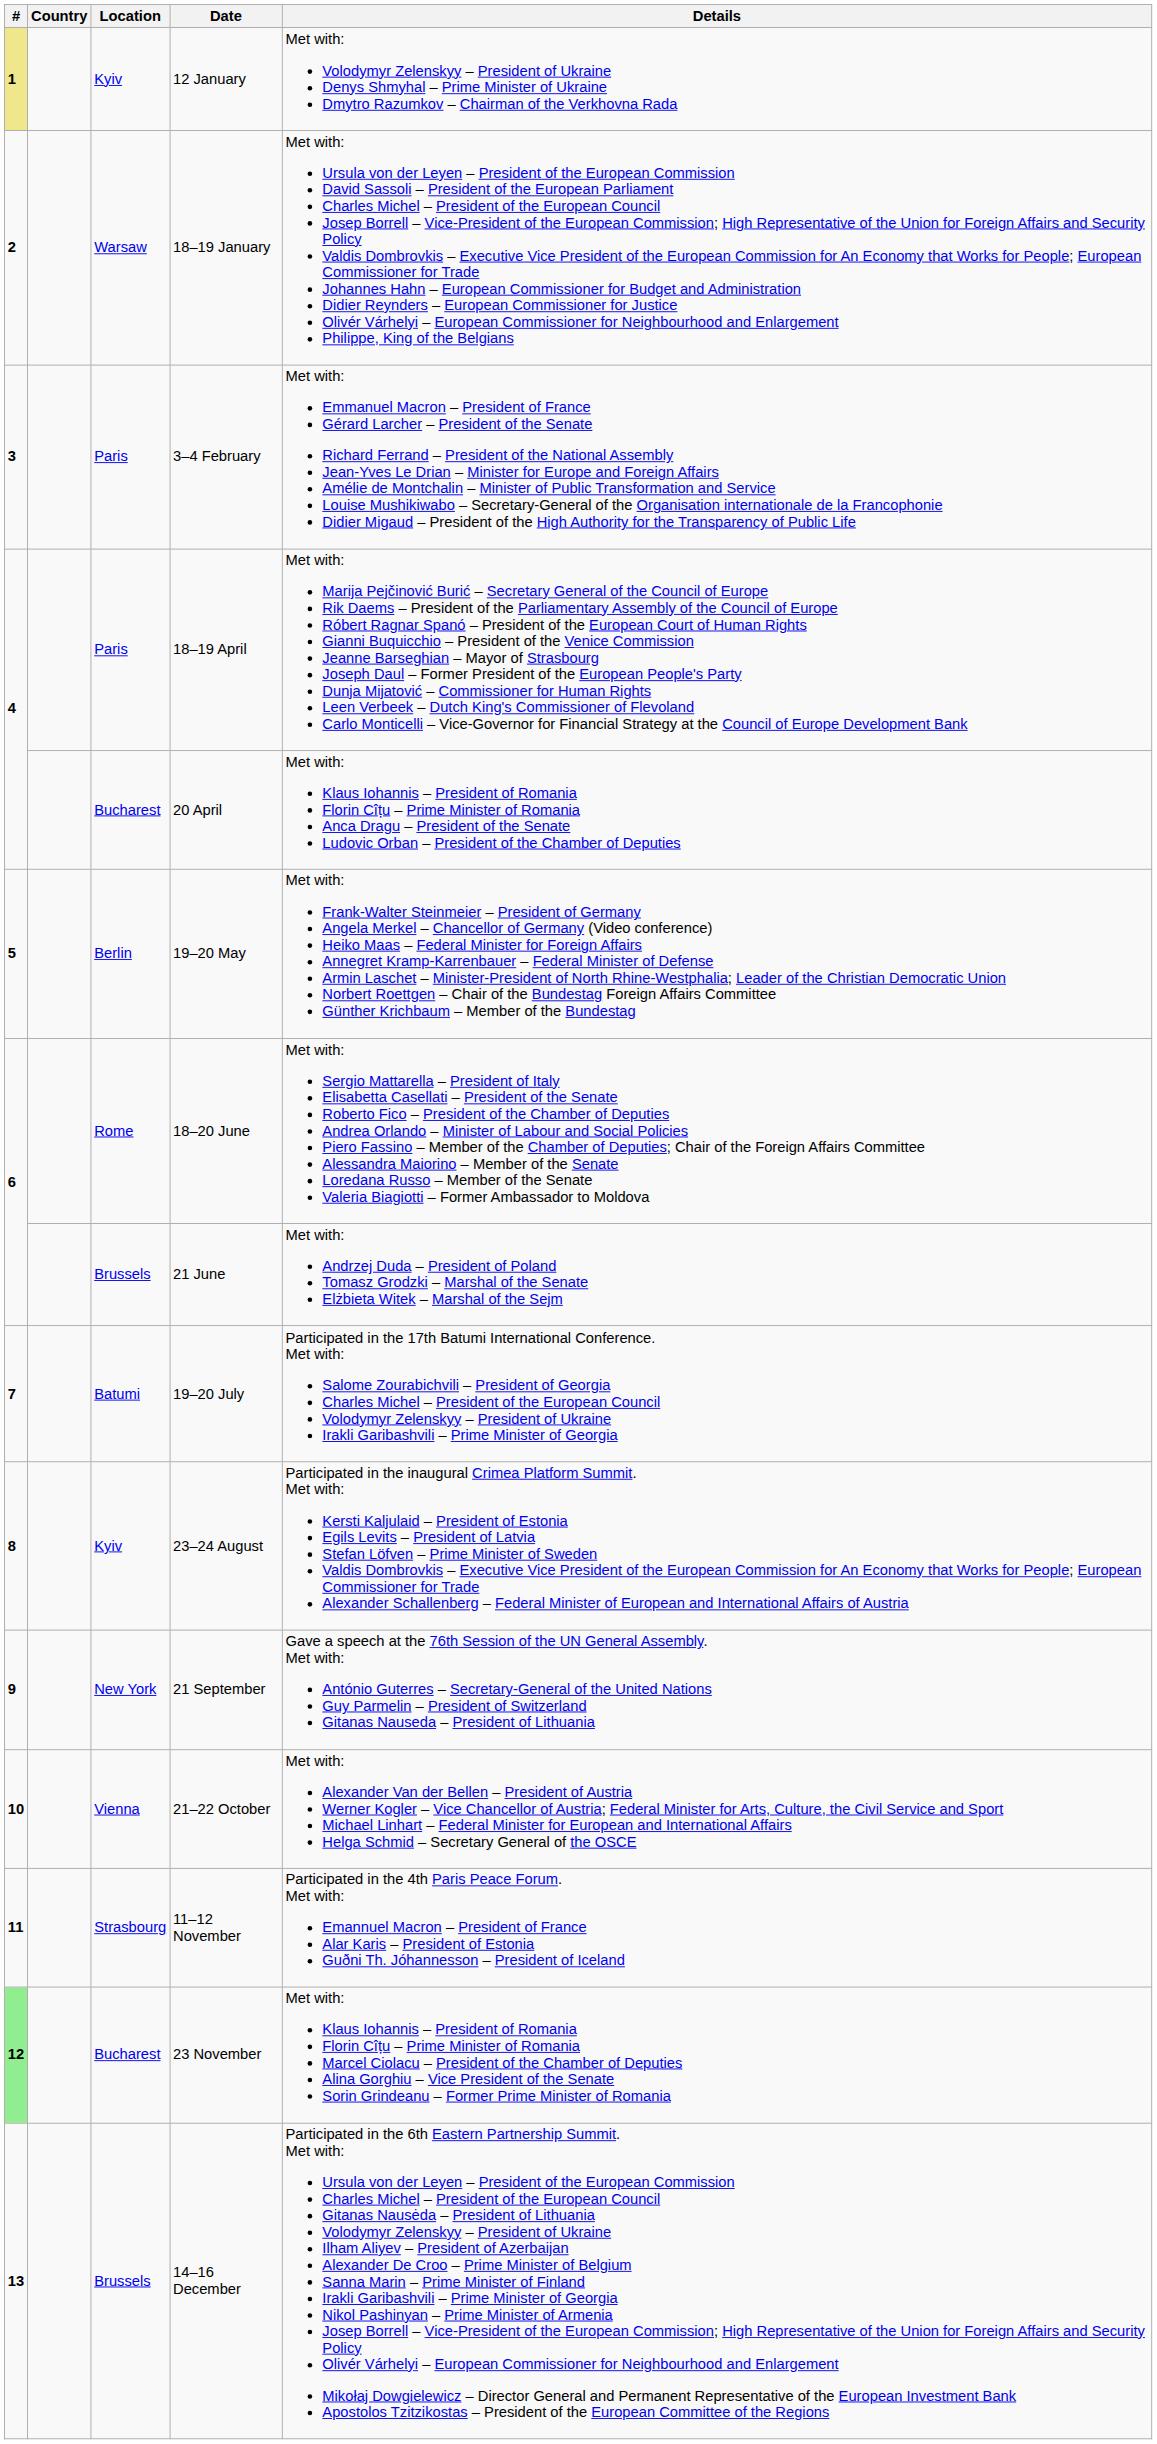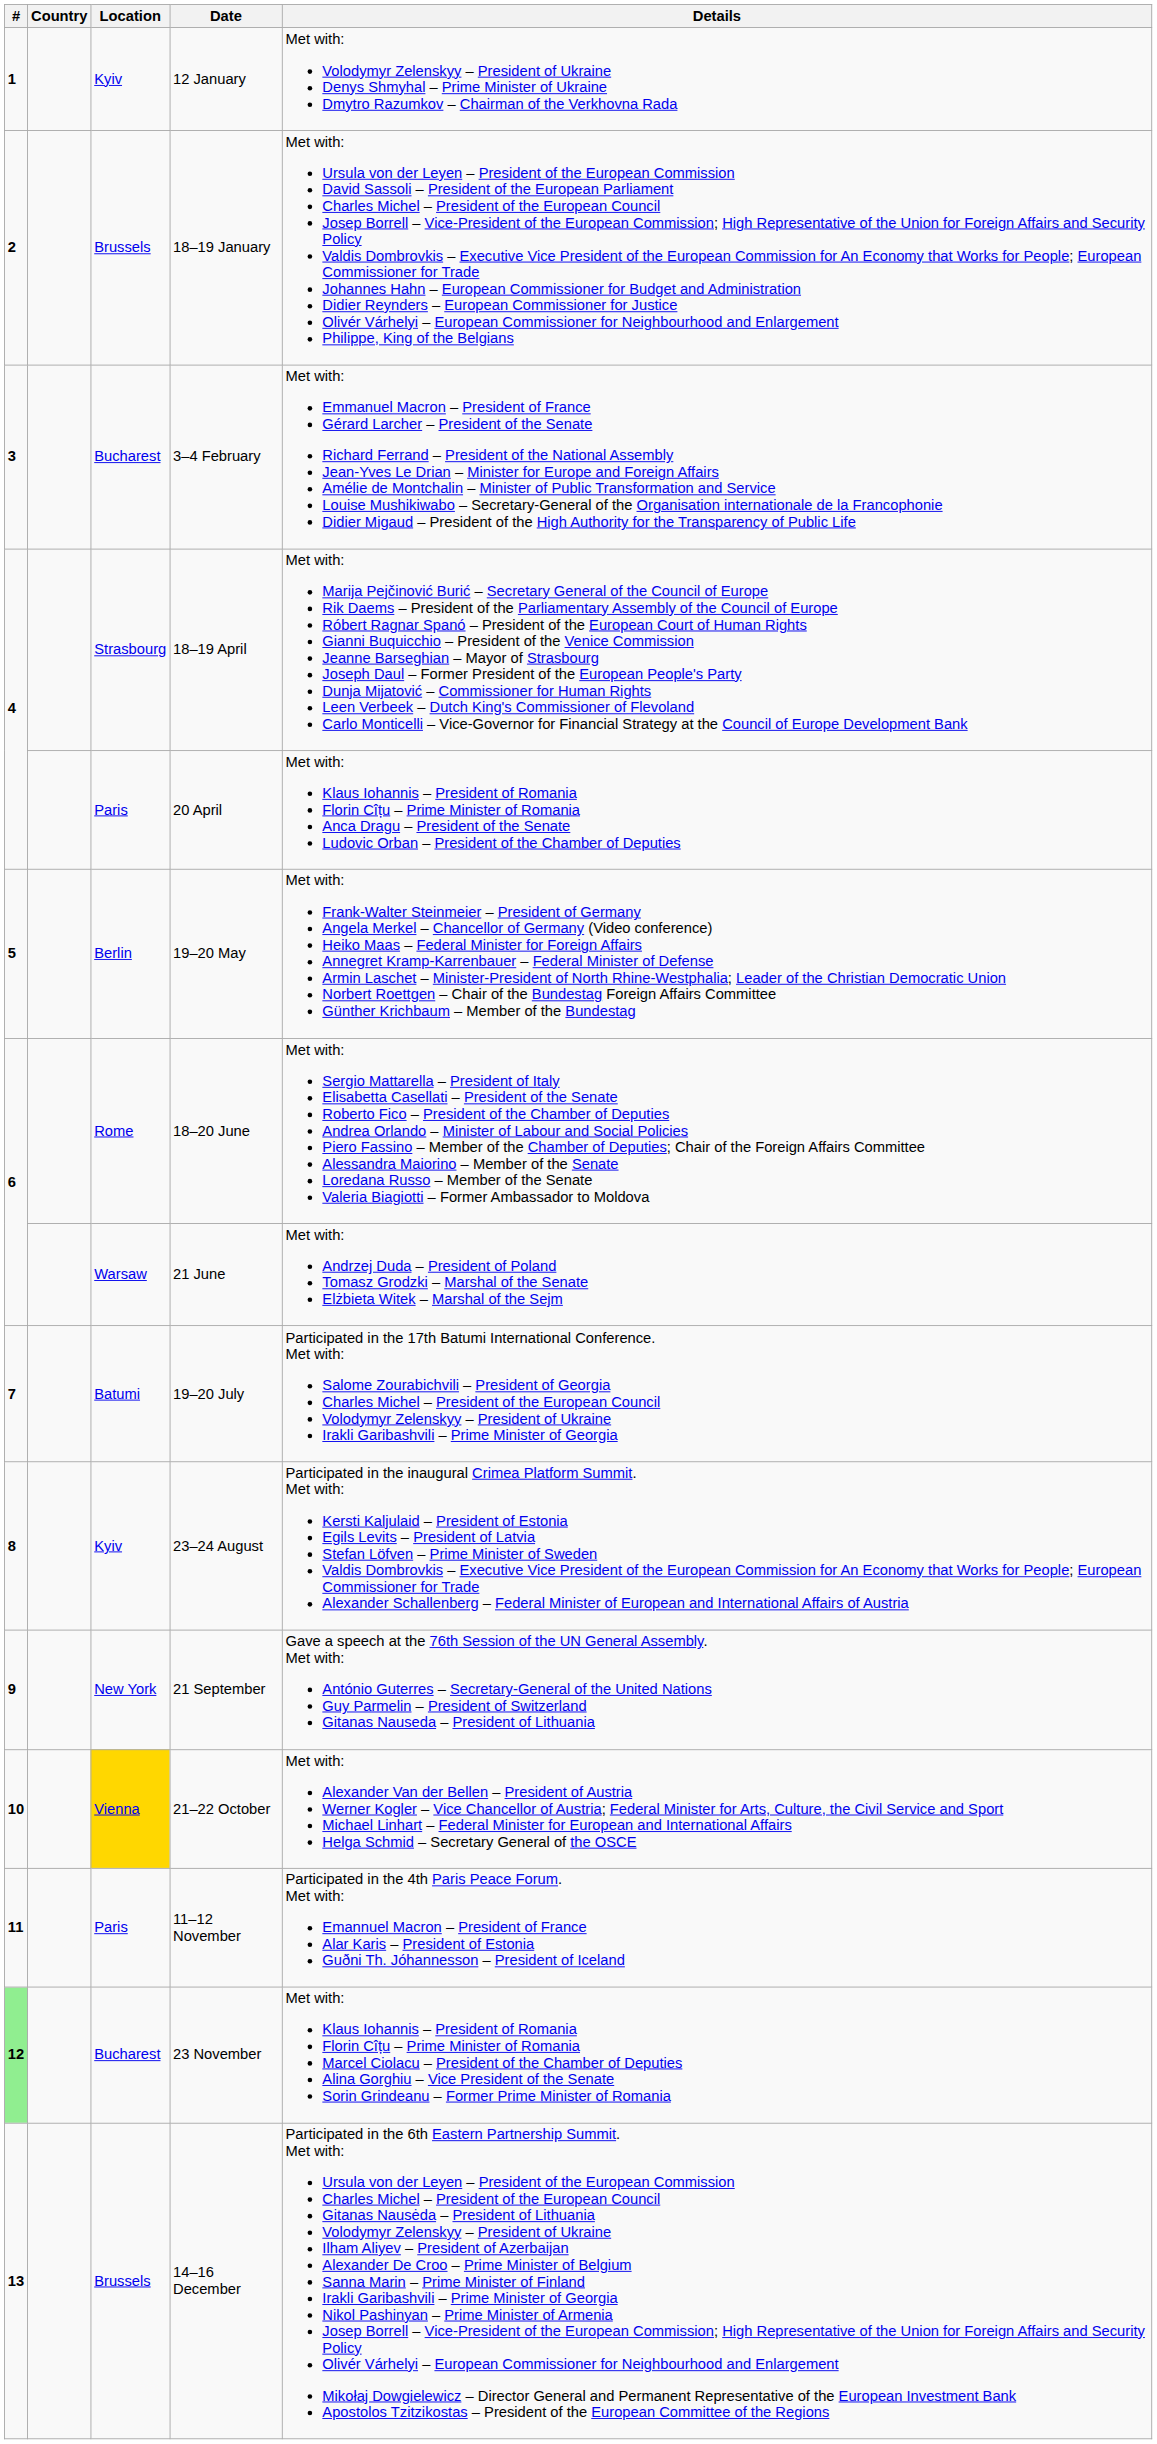(12, 79) khaki background -> (12, 79) no background
(121, 247) Warsaw -> (122, 247) Brussels
(111, 456) Paris -> (127, 456) Bucharest
(111, 649) Paris -> (130, 649) Strasbourg
(127, 810) Bucharest -> (111, 810) Paris
(122, 1274) Brussels -> (121, 1274) Warsaw
(117, 1808) no background -> (117, 1808) gold background
(130, 1927) Strasbourg -> (111, 1927) Paris
